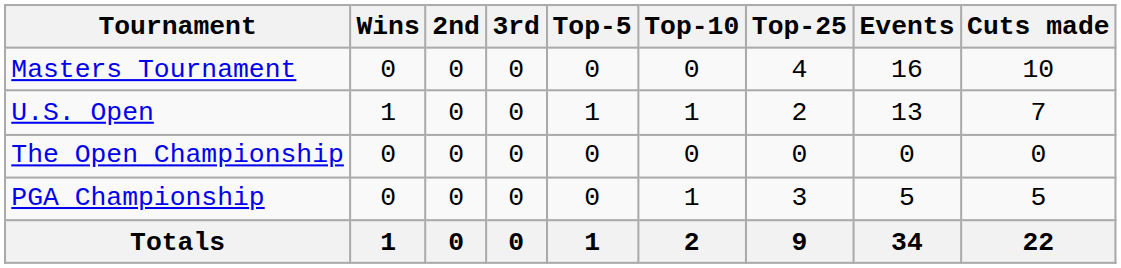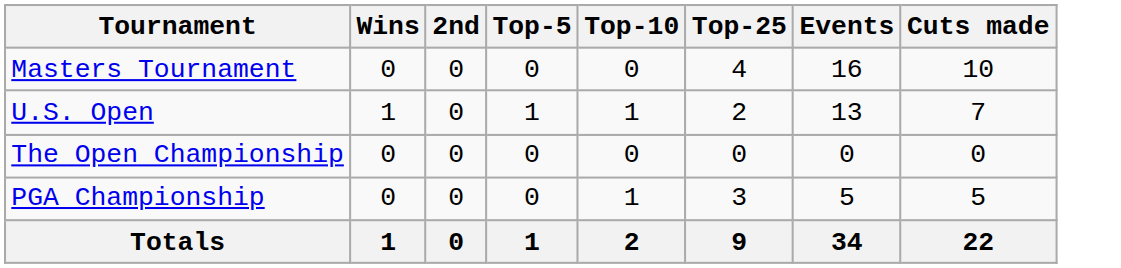- column: (516, 27)
